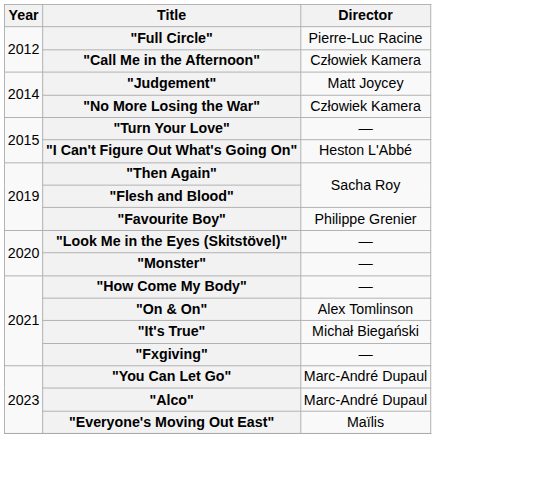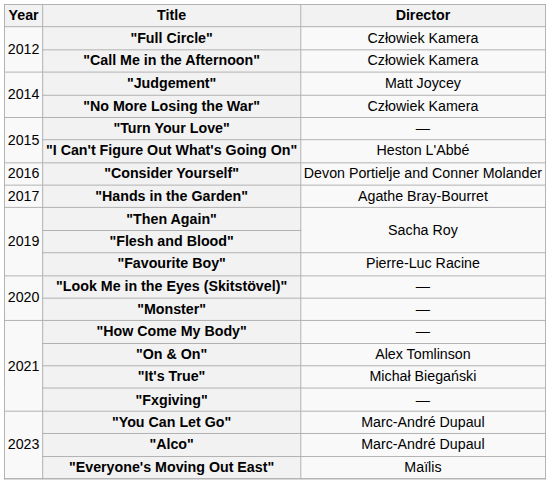(366, 38) Pierre-Luc Racine -> (423, 38) Człowiek Kamera
+ row: (172, 173)
+ row: (172, 196)
(366, 219) Philippe Grenier -> (423, 264) Pierre-Luc Racine
